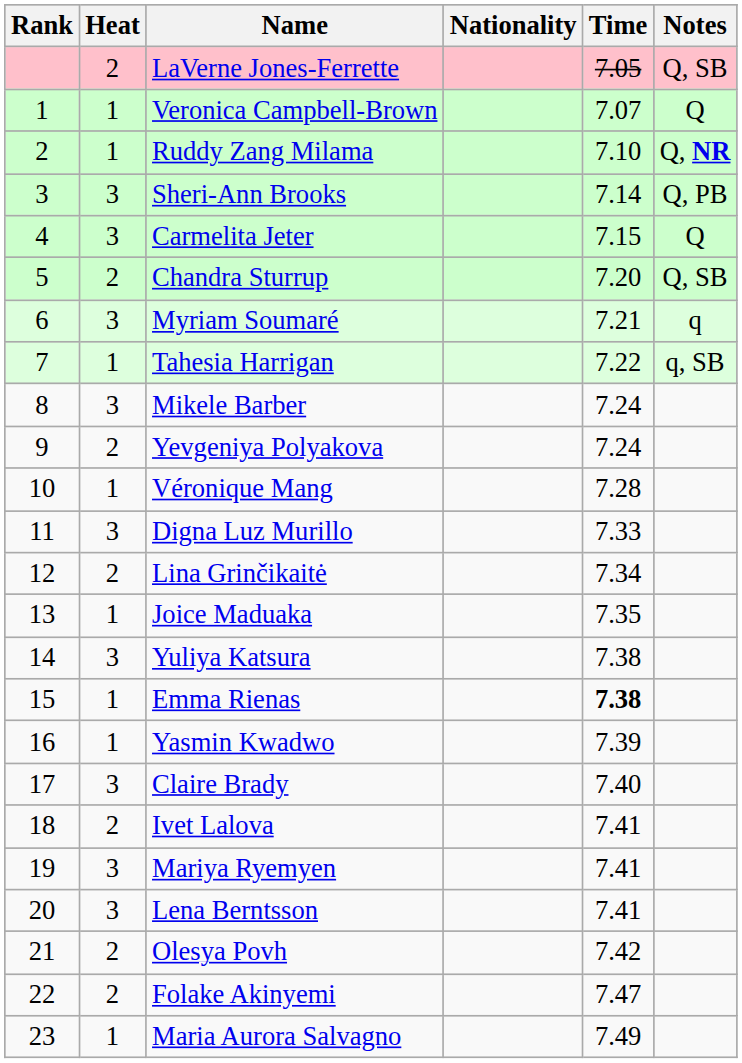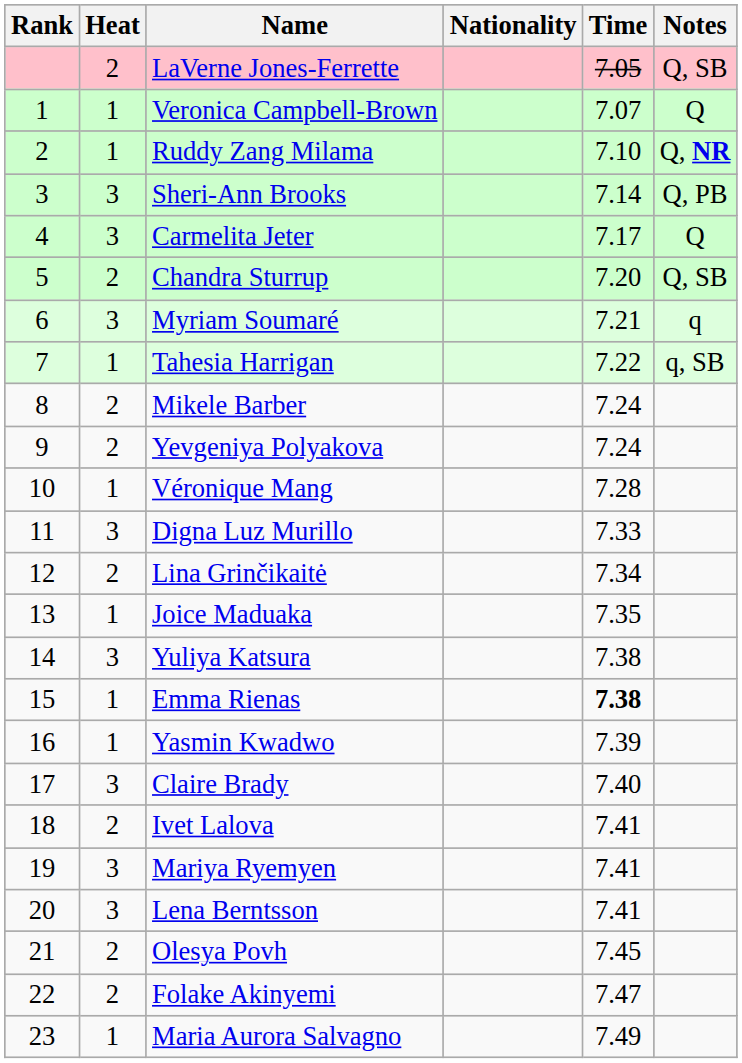(618, 236) 7.15 -> (618, 236) 7.17
(112, 404) 3 -> (112, 404) 2
(618, 952) 7.42 -> (618, 952) 7.45
